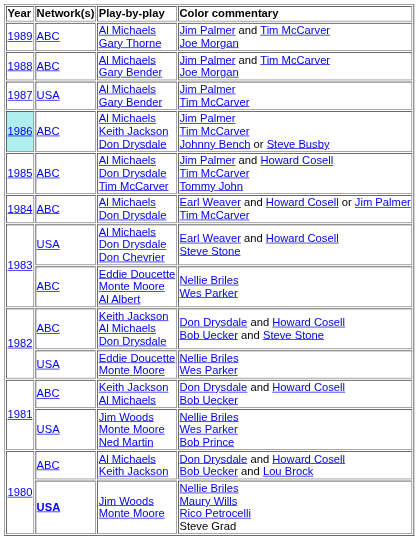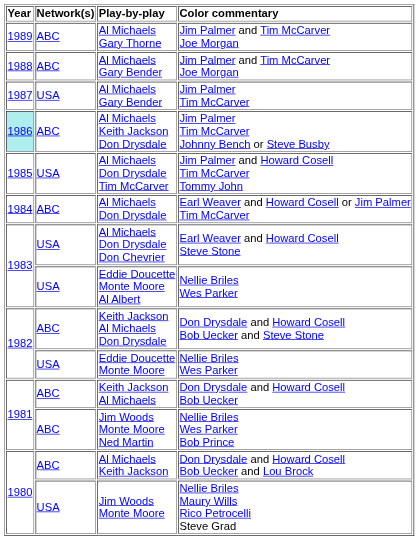(48, 173) ABC -> (48, 173) USA
(48, 286) ABC -> (48, 286) USA
(48, 429) USA -> (48, 429) ABC
(48, 507) bold -> (48, 507) normal
